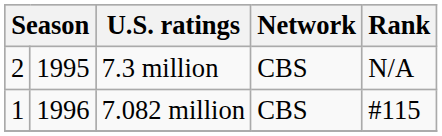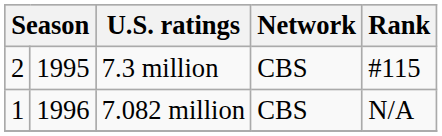(391, 67) N/A -> (394, 67) #115
(394, 109) #115 -> (391, 109) N/A
